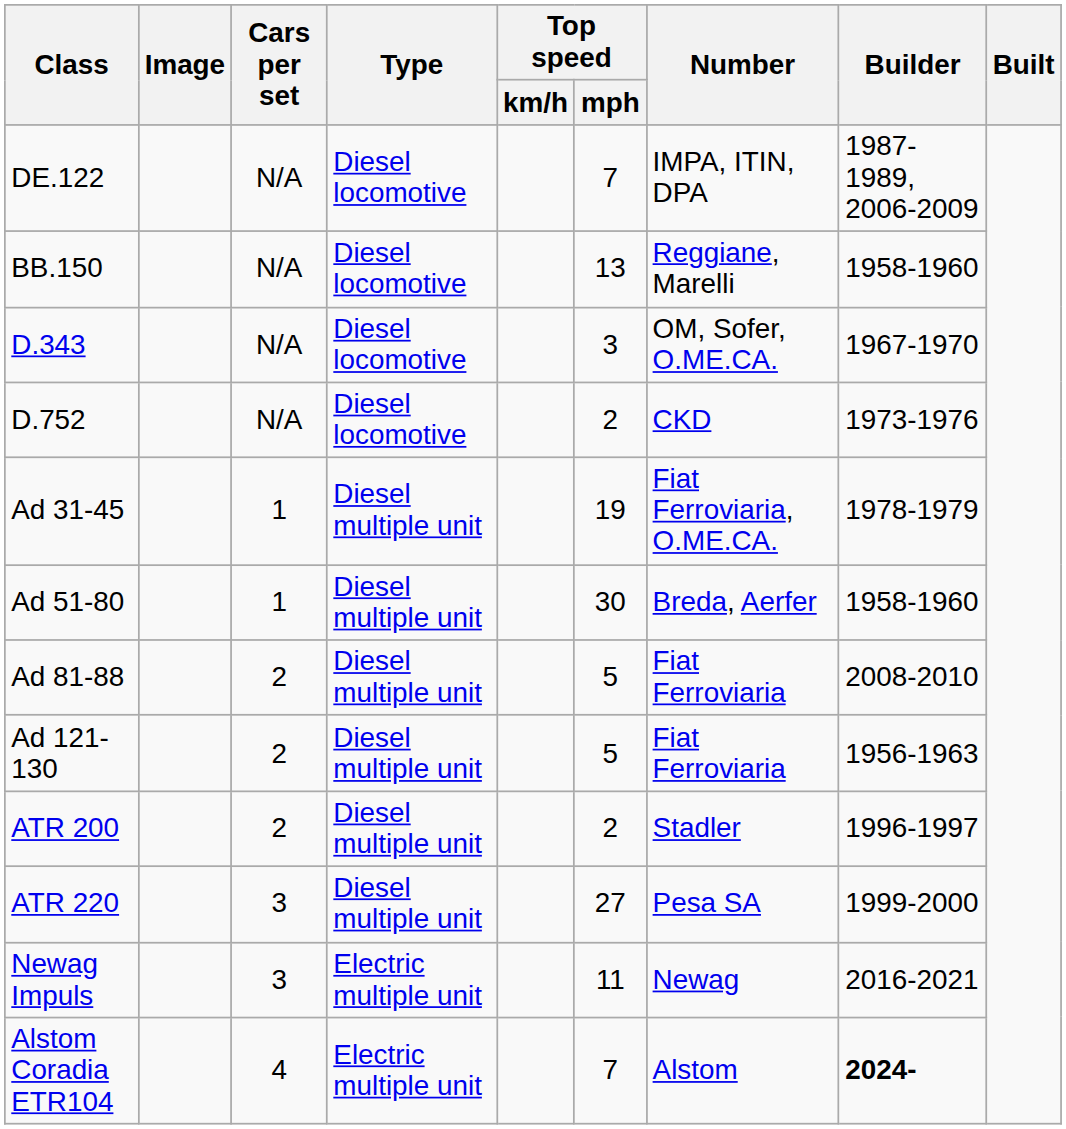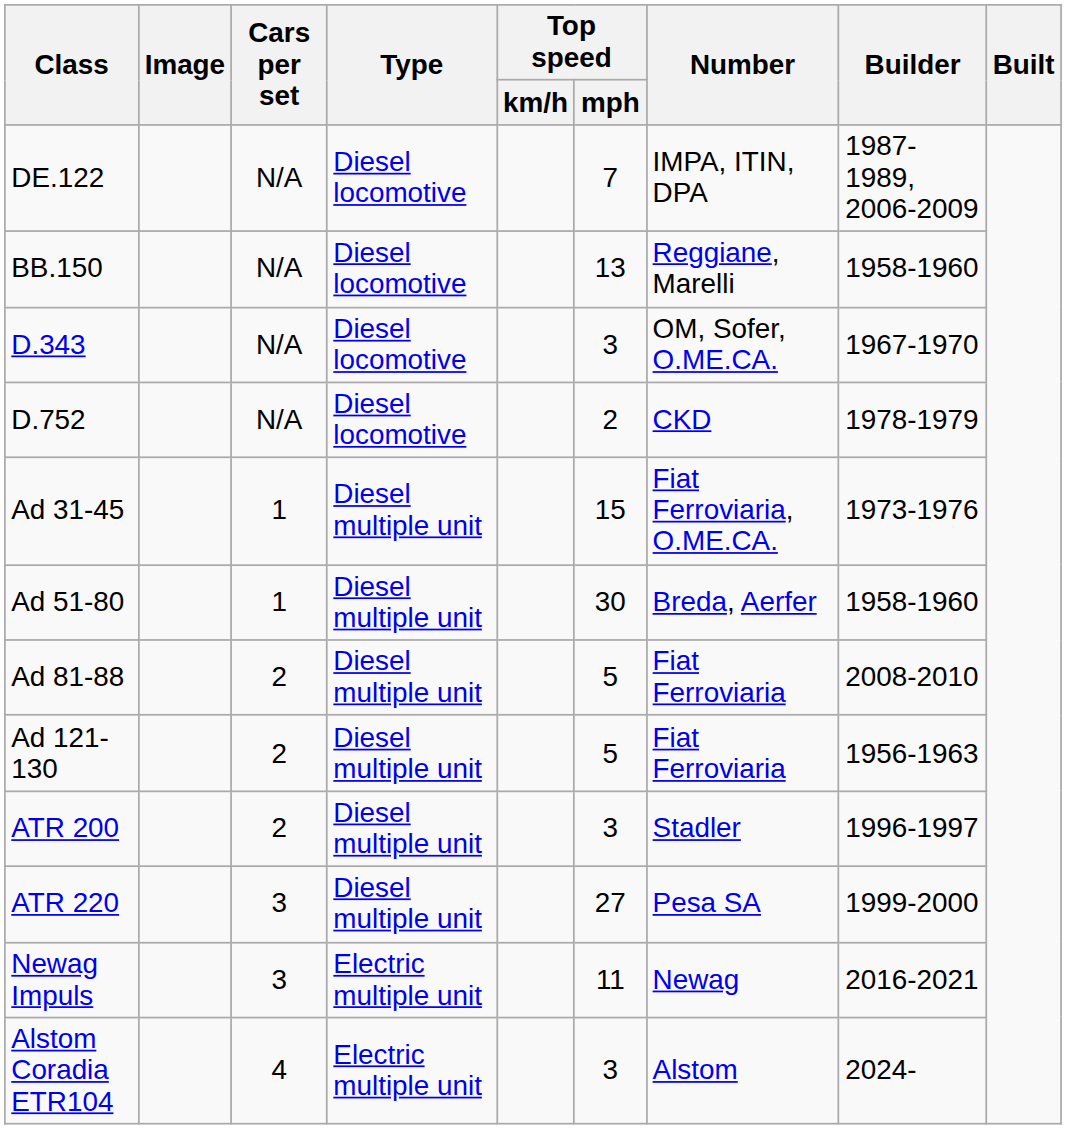(912, 419) 1973-1976 -> (912, 419) 1978-1979
(610, 510) 19 -> (610, 510) 15
(912, 510) 1978-1979 -> (912, 510) 1973-1976
(610, 828) 2 -> (610, 828) 3
(610, 1070) 7 -> (610, 1070) 3
(881, 1070) bold -> (881, 1070) normal
